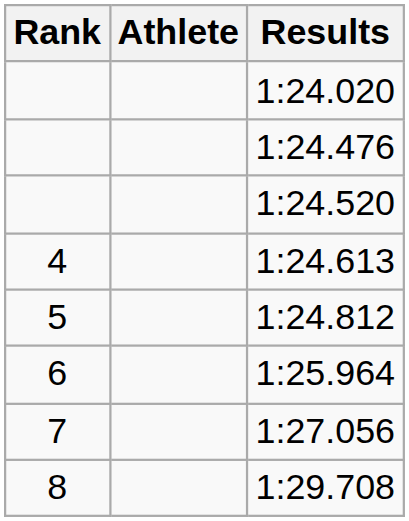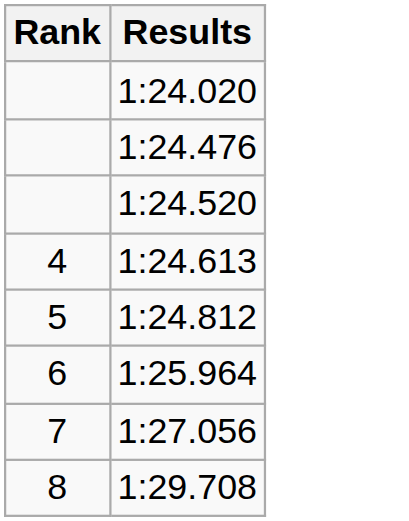- column: (178, 32)
